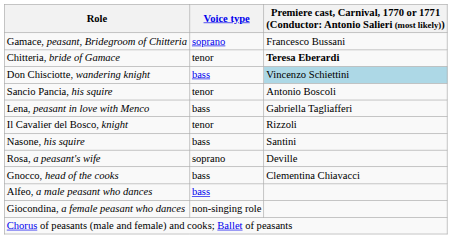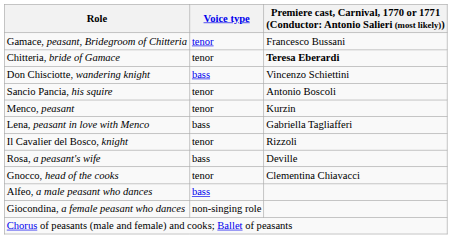(209, 41) soprano -> (203, 41) tenor
(308, 74) lightblue background -> (308, 74) no background
+ row: (40, 108)
- row: (46, 141)
(209, 158) soprano -> (201, 158) bass
(201, 175) bass -> (203, 175) tenor
